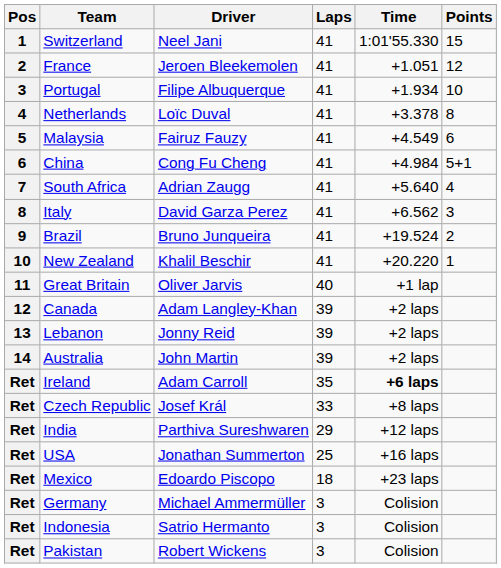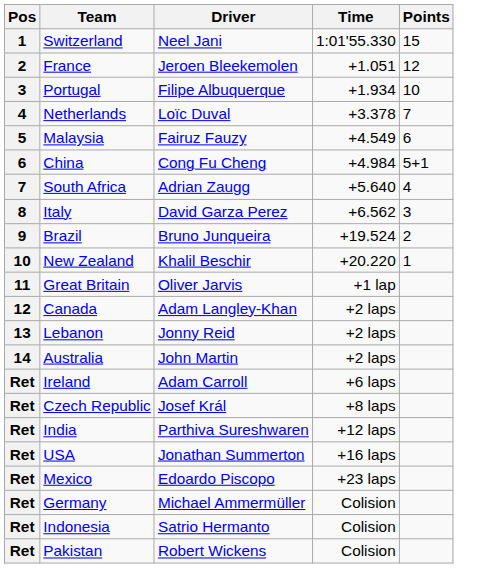- column: (334, 17)
(450, 114) 8 -> (407, 114) 7
(412, 381) bold -> (371, 381) normal
